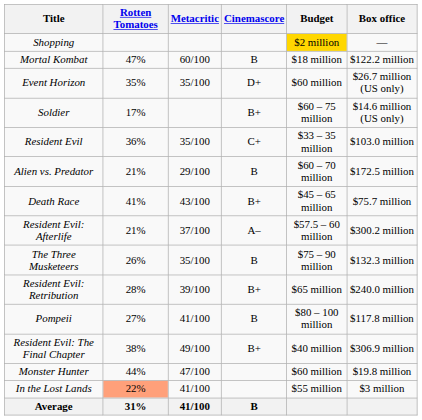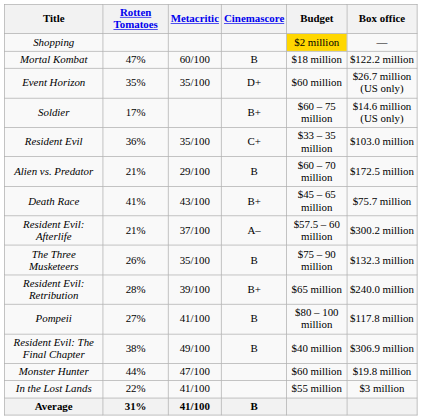(254, 348) B+ -> (254, 348) B
(136, 389) lightsalmon background -> (136, 389) no background
